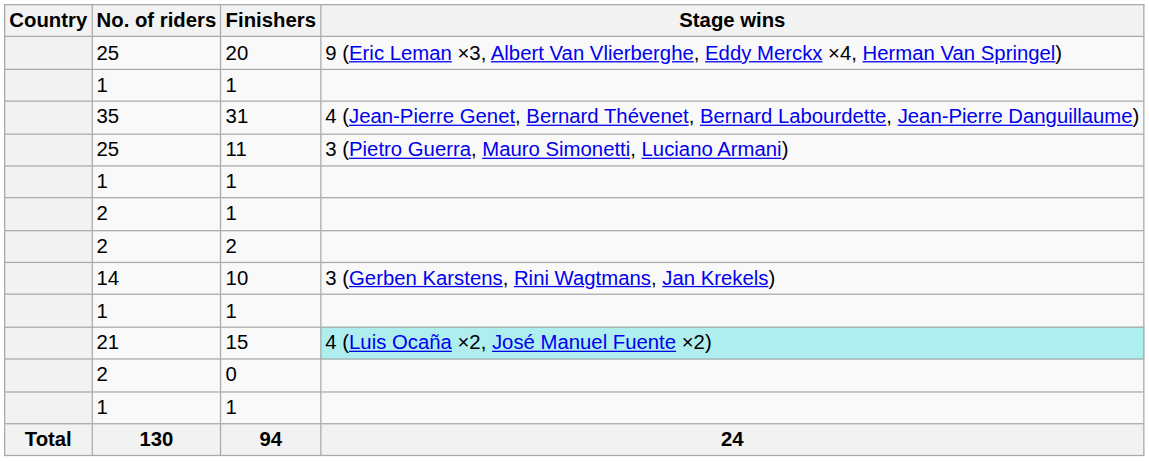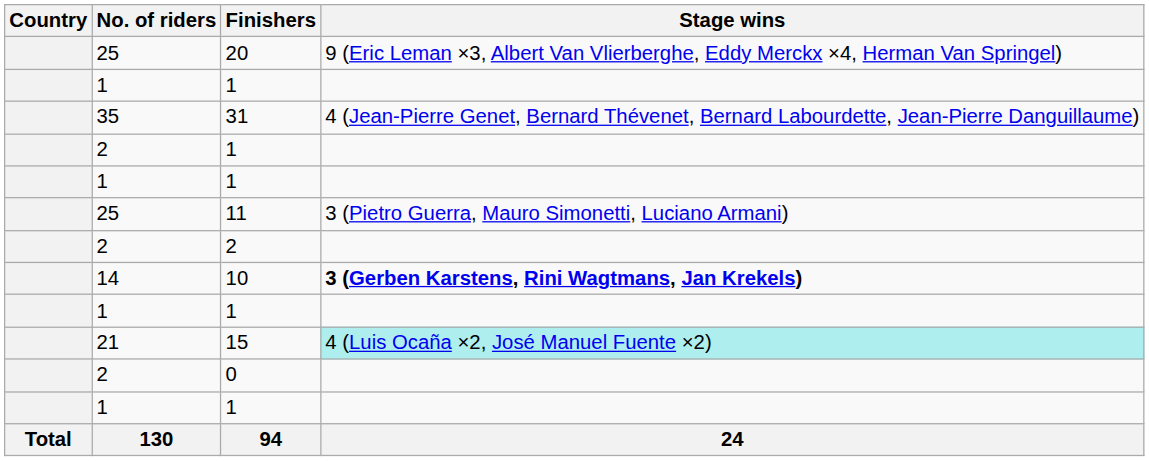rows swapped: (102, 213) <-> (108, 149)
(550, 278) normal -> (564, 278) bold
